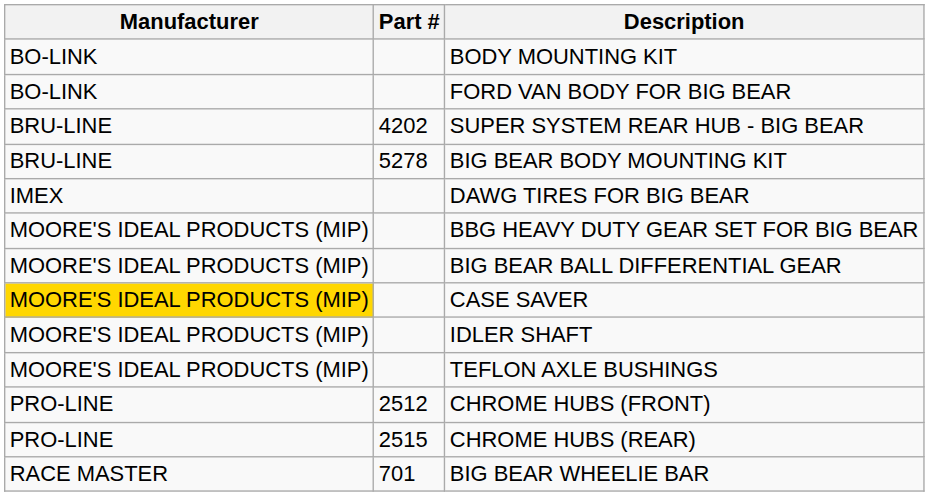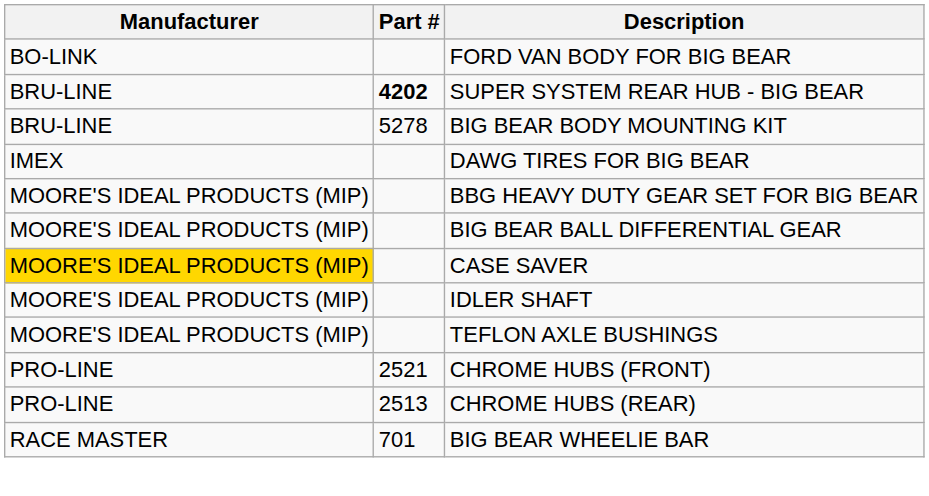- row: (564, 56)
(403, 126) normal -> (403, 91) bold
(403, 404) 2512 -> (403, 369) 2521
(403, 439) 2515 -> (403, 404) 2513
